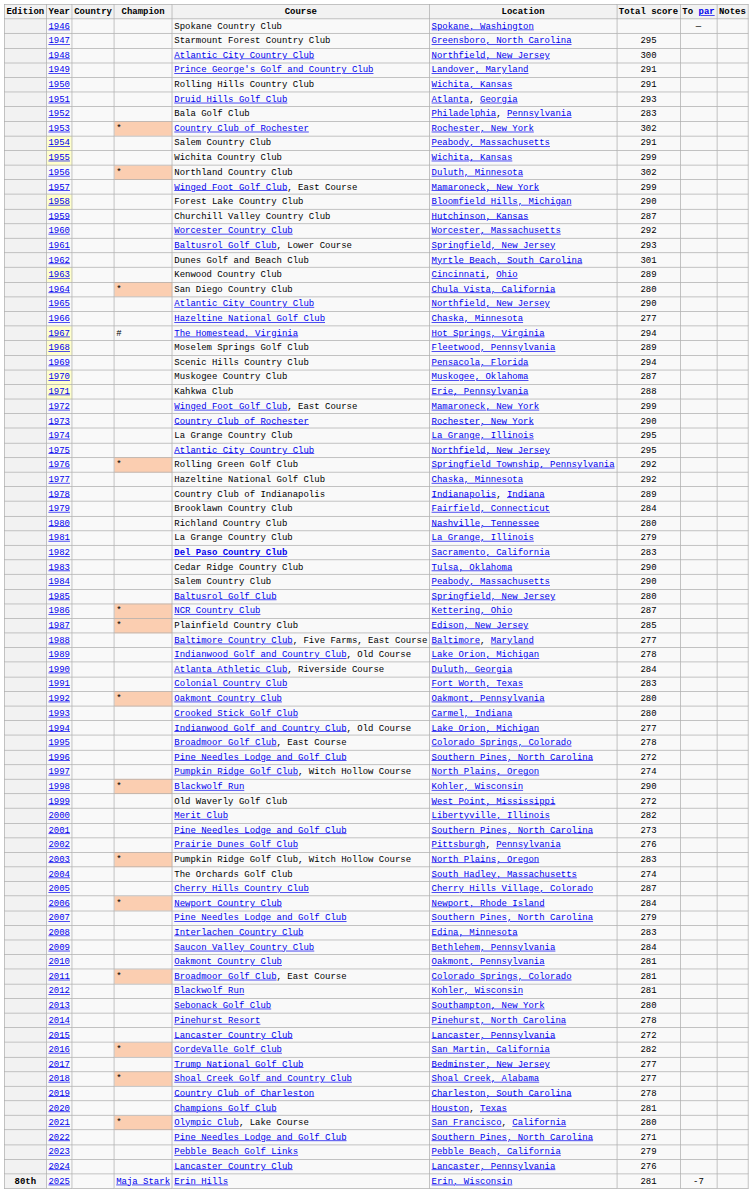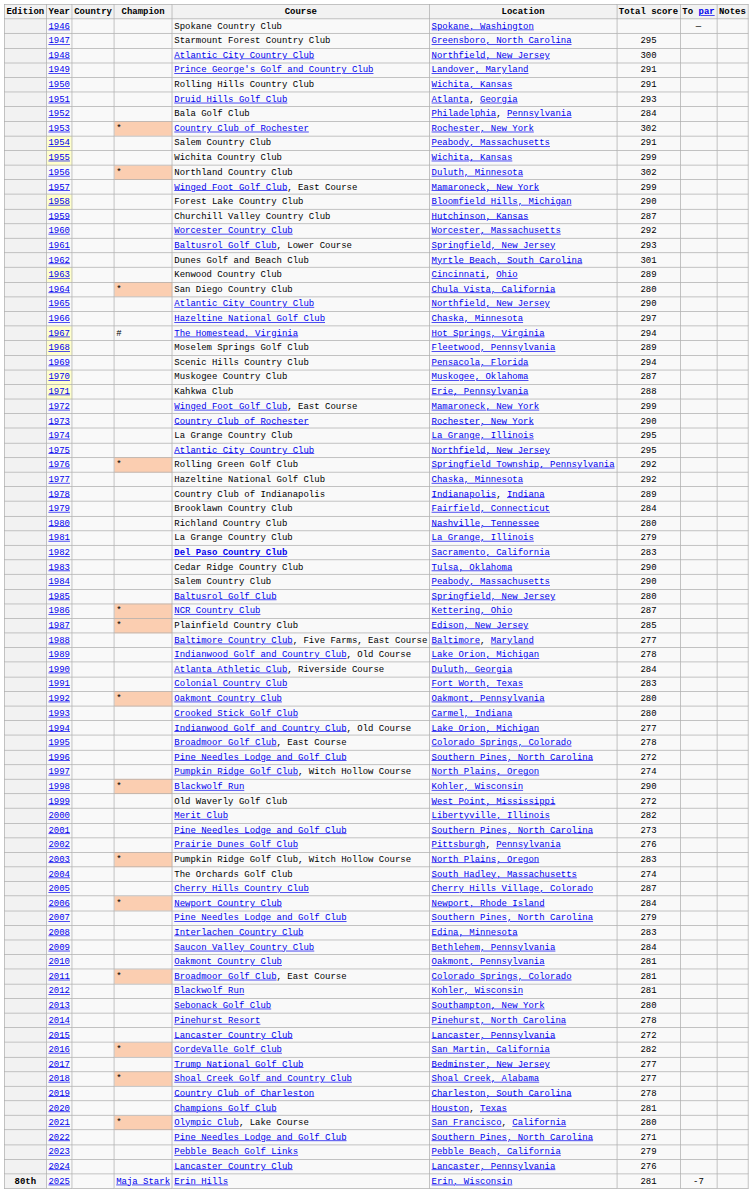(648, 114) 283 -> (648, 114) 284
(648, 319) 277 -> (648, 319) 297
